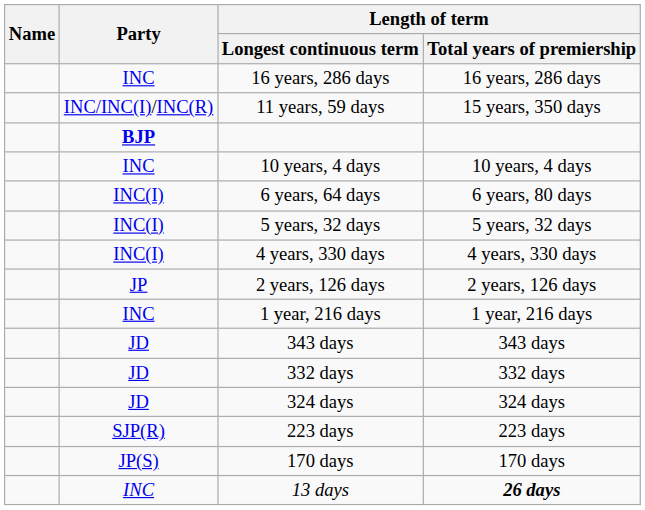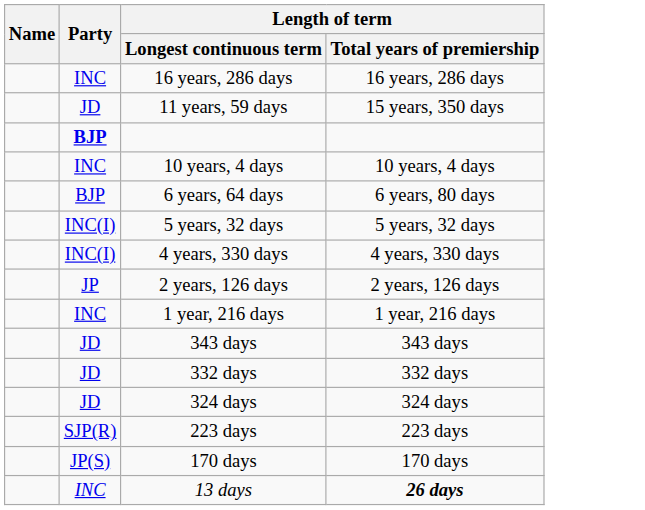(139, 107) INC/INC(I)/INC(R) -> (90, 107) JD
(139, 195) INC(I) -> (90, 195) BJP
